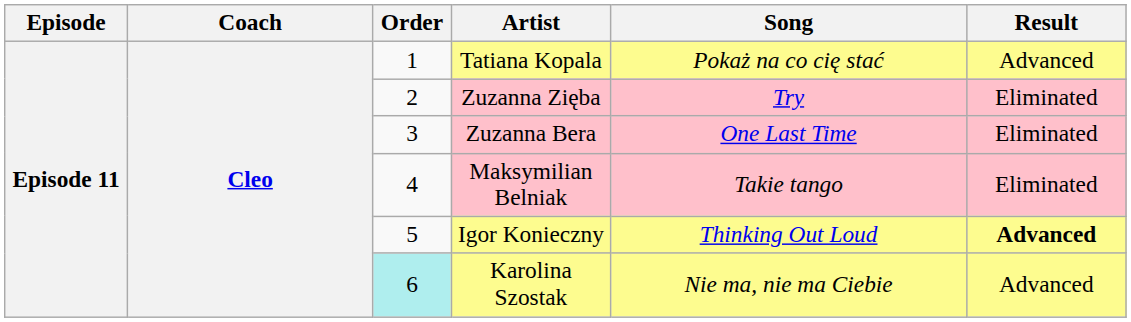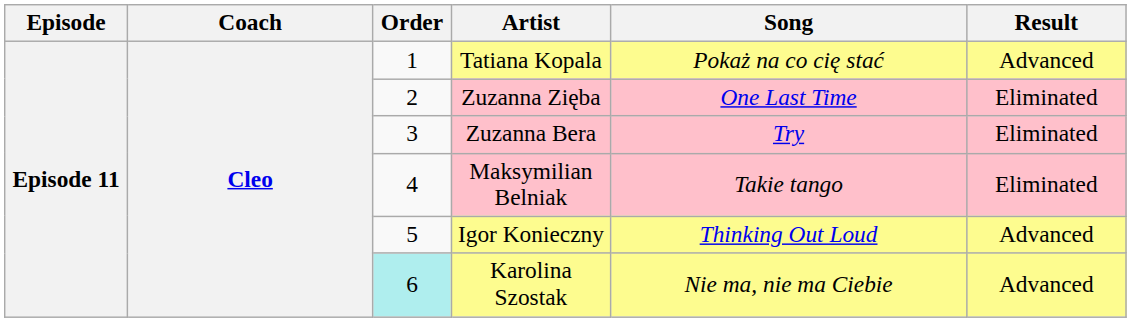(789, 97) Try -> (789, 97) One Last Time
(789, 134) One Last Time -> (789, 134) Try
(1046, 234) bold -> (1046, 234) normal
